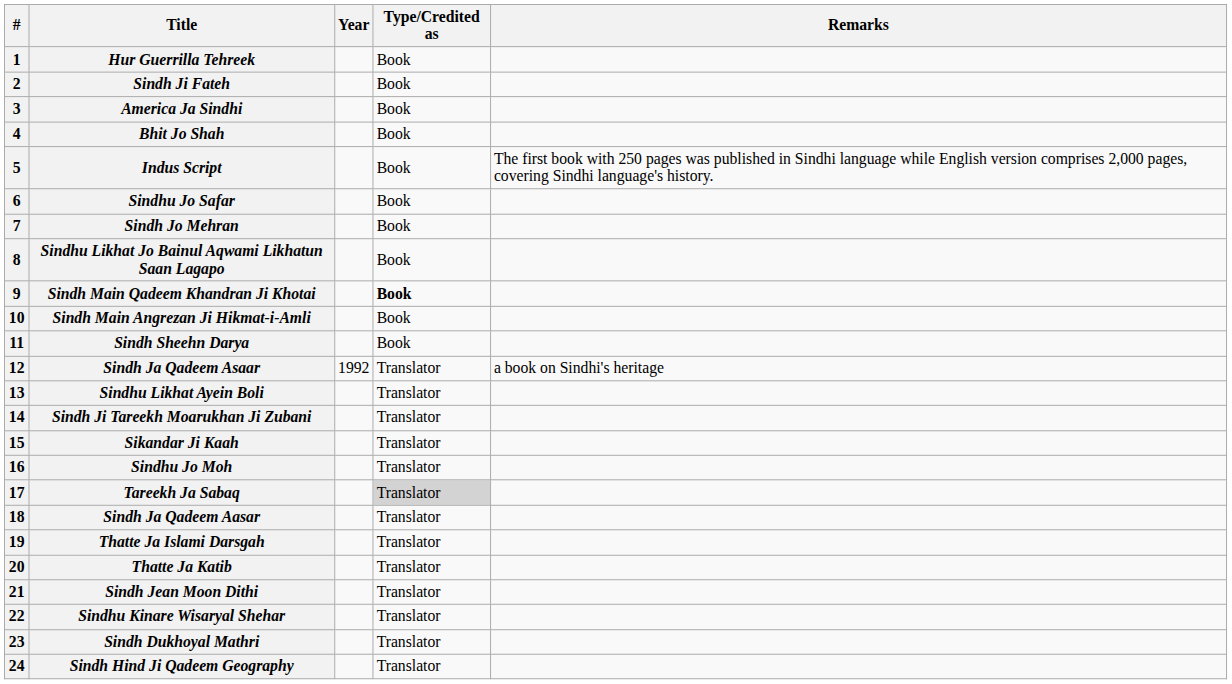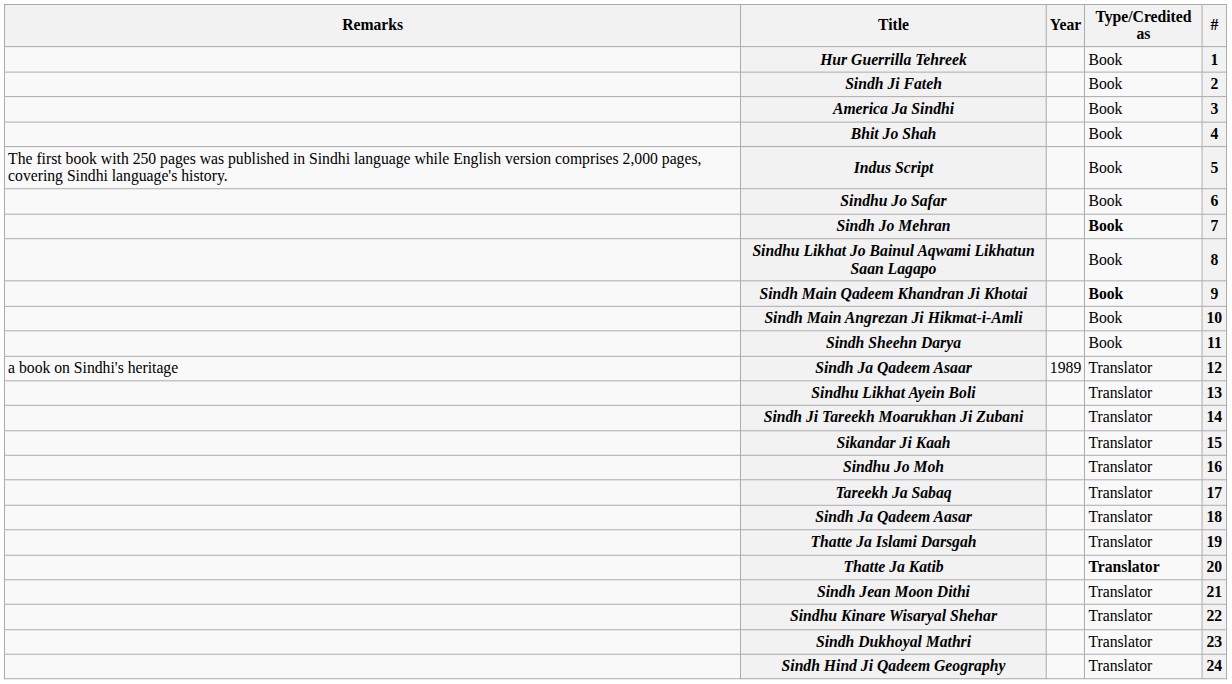columns swapped: (17, 25) <-> (858, 25)
(394, 226) normal -> (1106, 226) bold
(354, 368) 1992 -> (1066, 368) 1989
(409, 492) lightgrey background -> (1120, 492) no background
(409, 567) normal -> (1124, 567) bold
